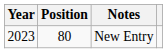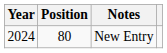(21, 36) 2023 -> (21, 36) 2024
